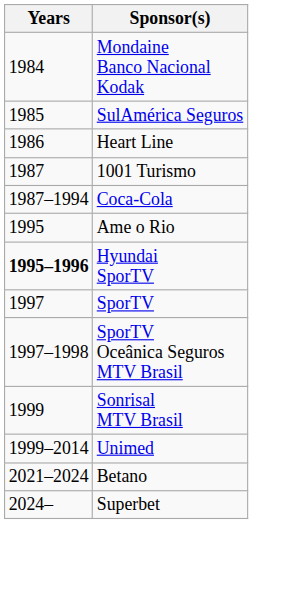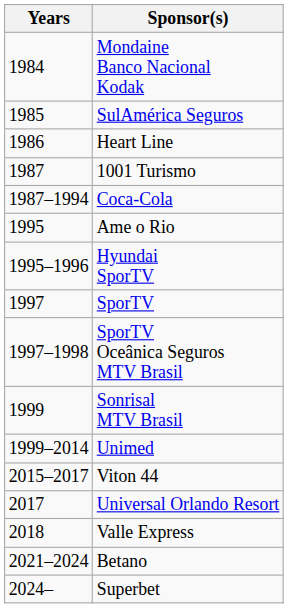(49, 265) bold -> (49, 265) normal
+ row: (128, 476)
+ row: (188, 504)
+ row: (145, 532)
